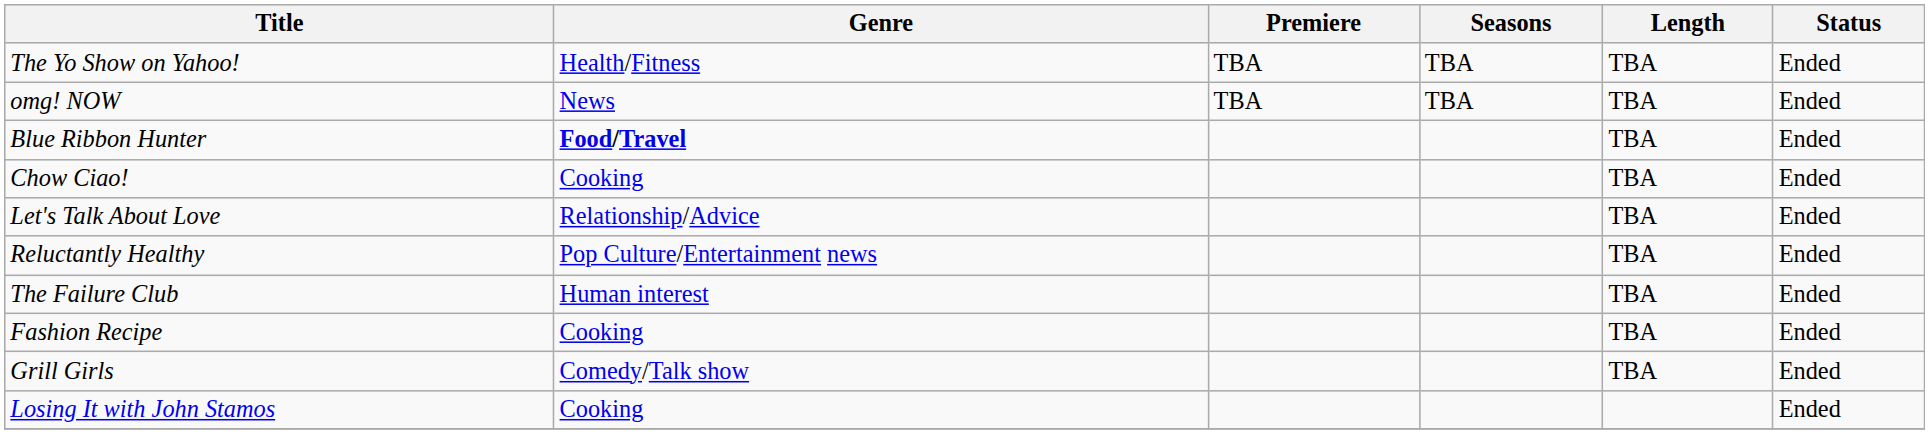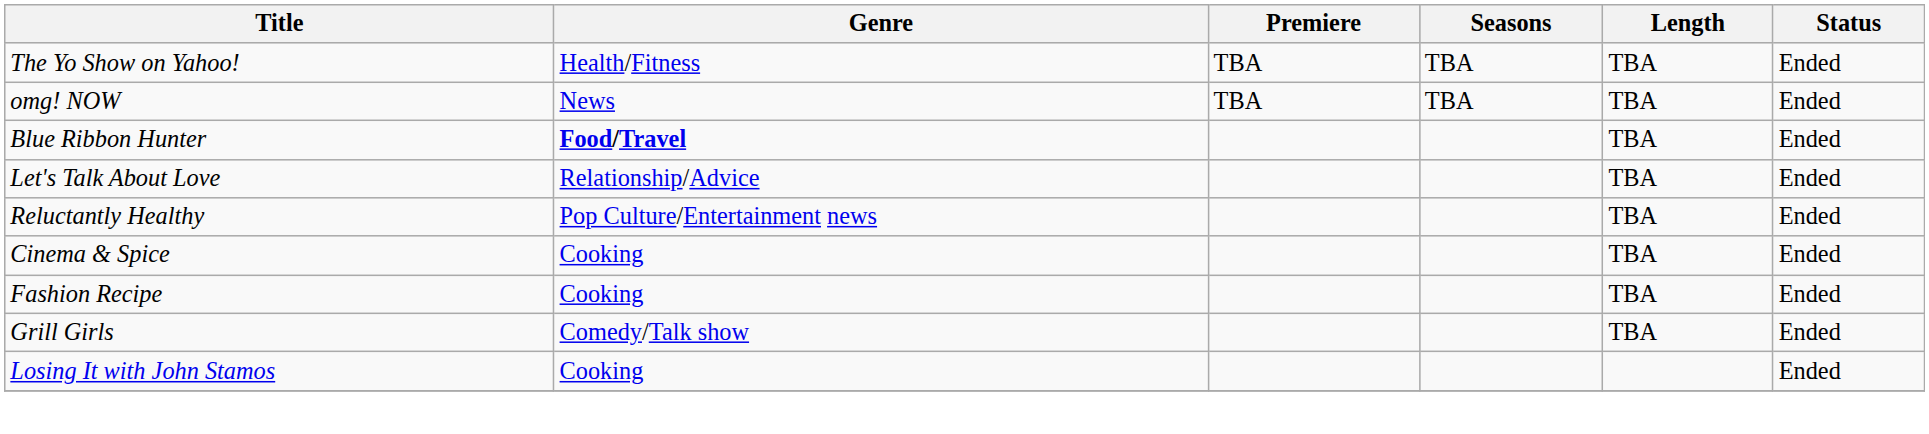- row: (69, 178)
- row: (94, 293)
+ row: (90, 255)
